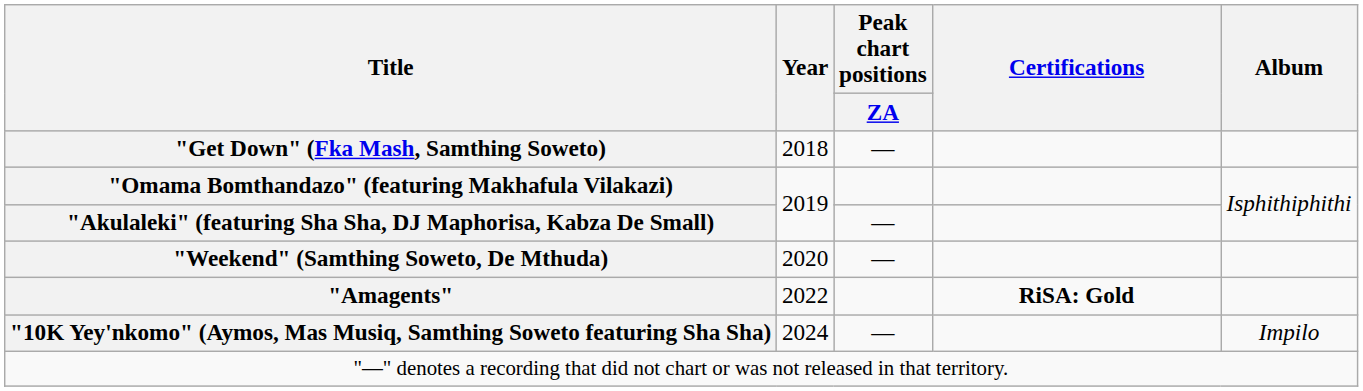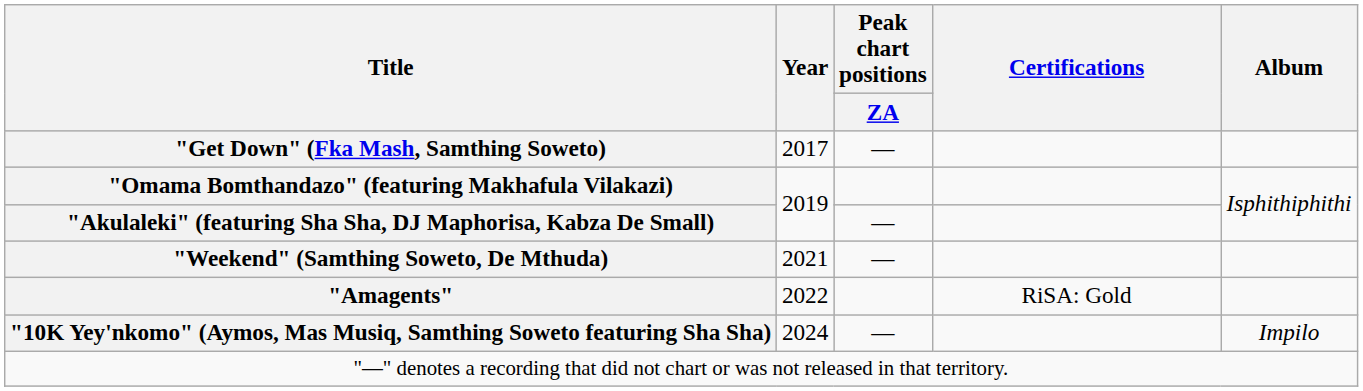(805, 148) 2018 -> (805, 148) 2017
(805, 259) 2020 -> (805, 259) 2021
(1077, 295) bold -> (1077, 295) normal
